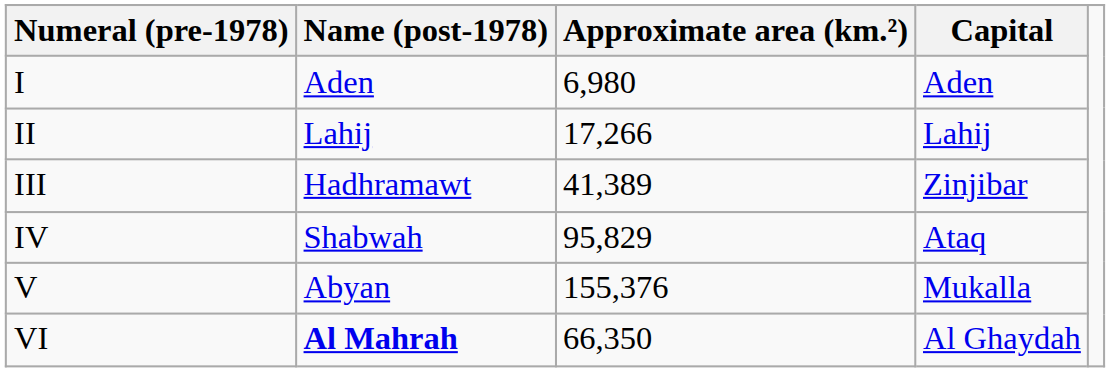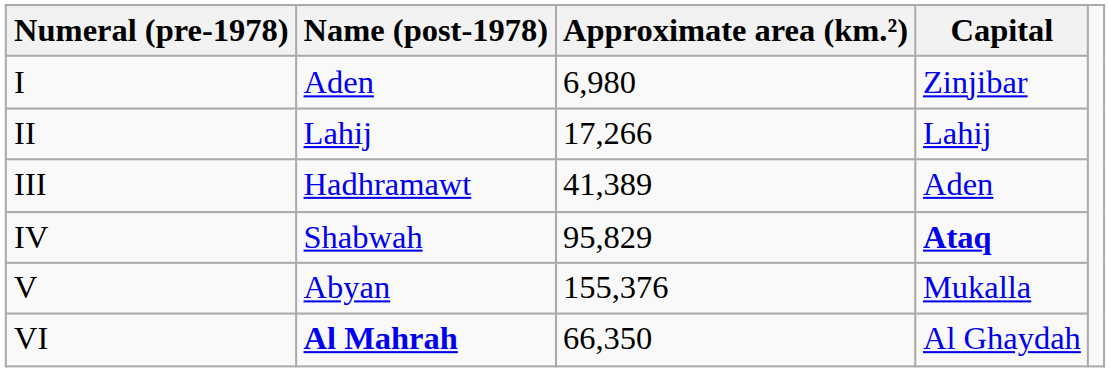(958, 81) Aden -> (975, 81) Zinjibar
(975, 184) Zinjibar -> (958, 184) Aden
(955, 236) normal -> (957, 236) bold
